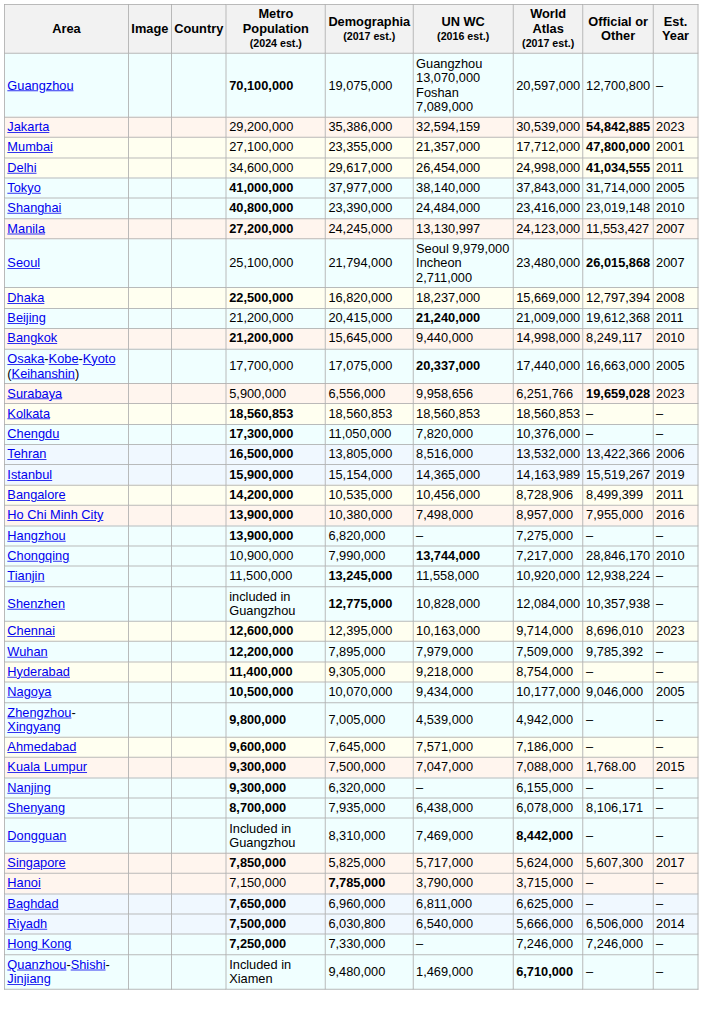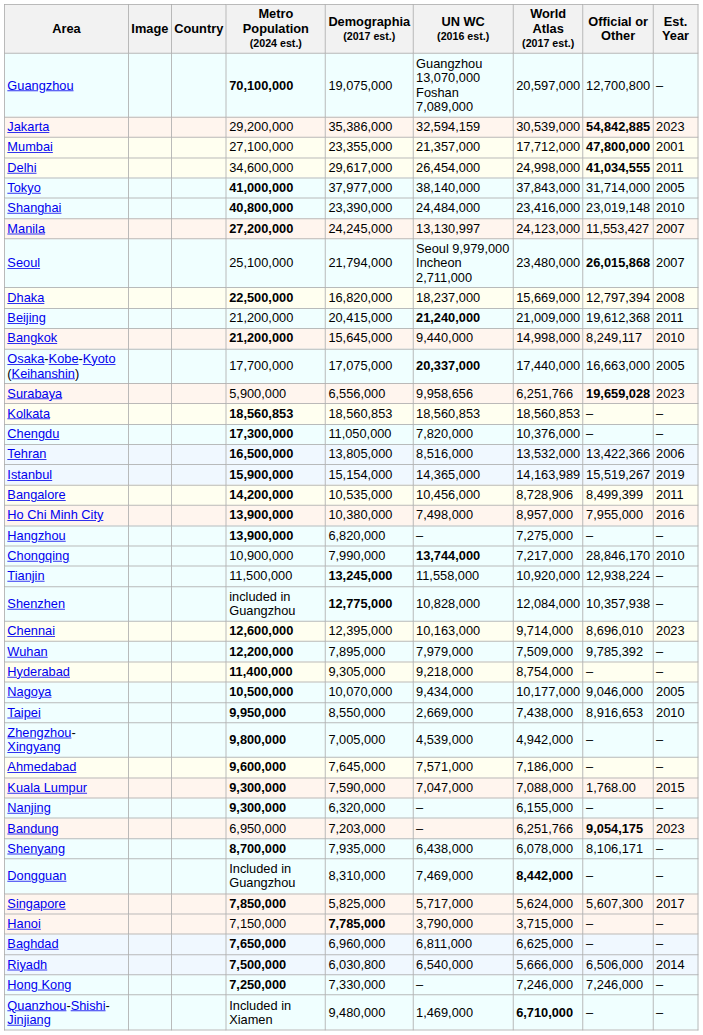+ row: (24, 712)
(357, 767) 7,500,000 -> (357, 787) 7,590,000
+ row: (33, 828)
